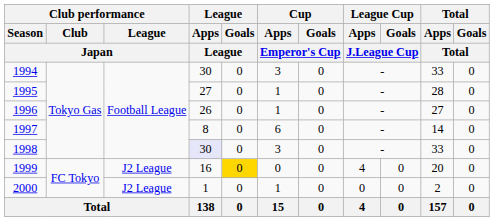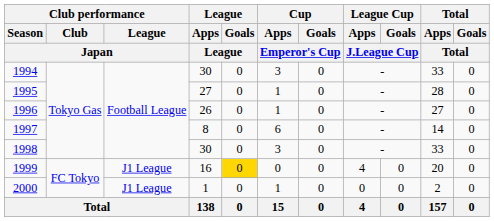(206, 149) lavender background -> (206, 149) no background
(147, 168) J2 League -> (147, 168) J1 League
(147, 187) J2 League -> (147, 187) J1 League
